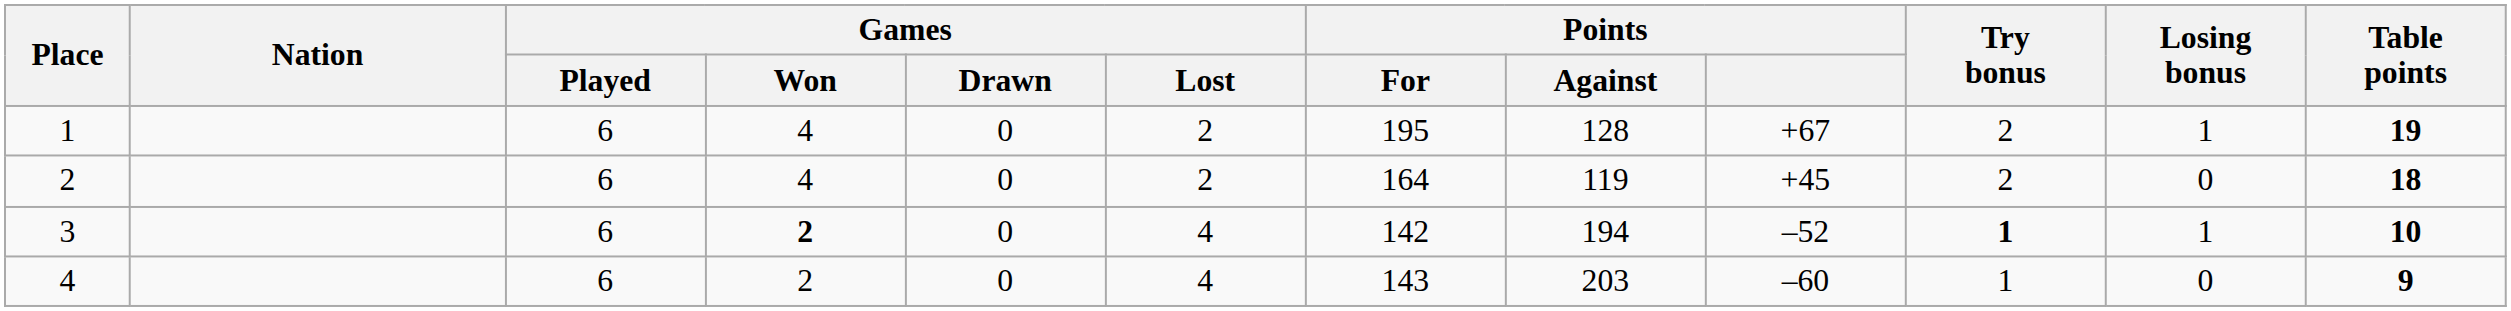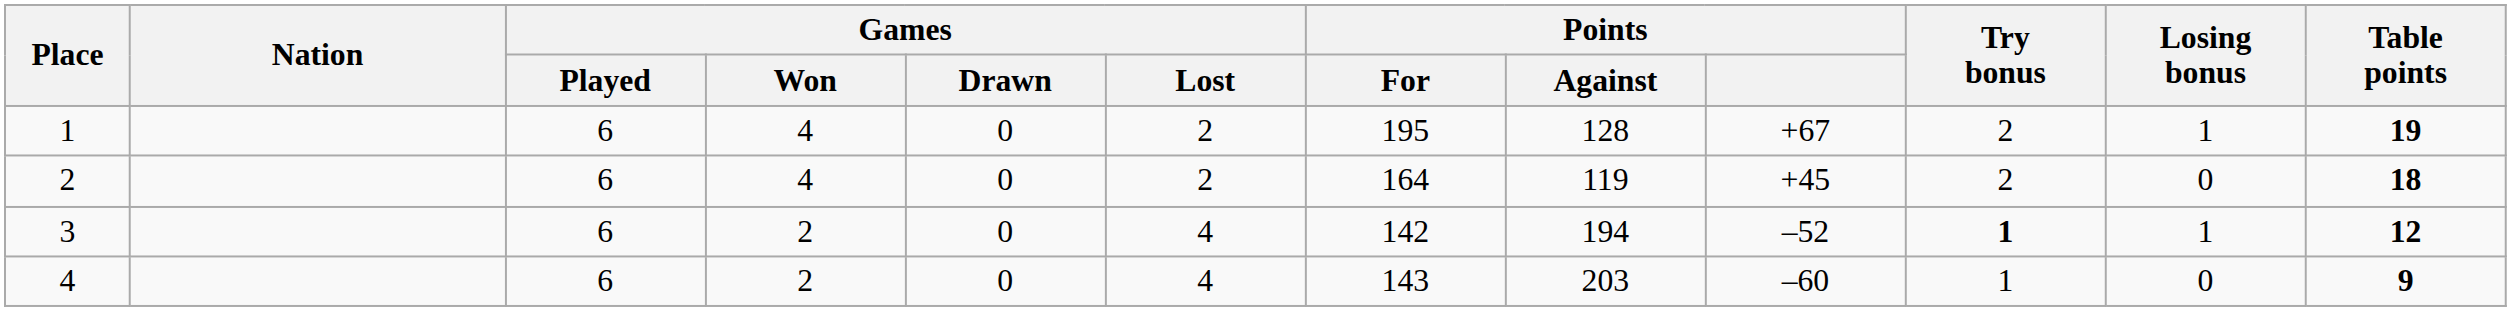(805, 230) bold -> (805, 230) normal
(2406, 230) 10 -> (2406, 230) 12
